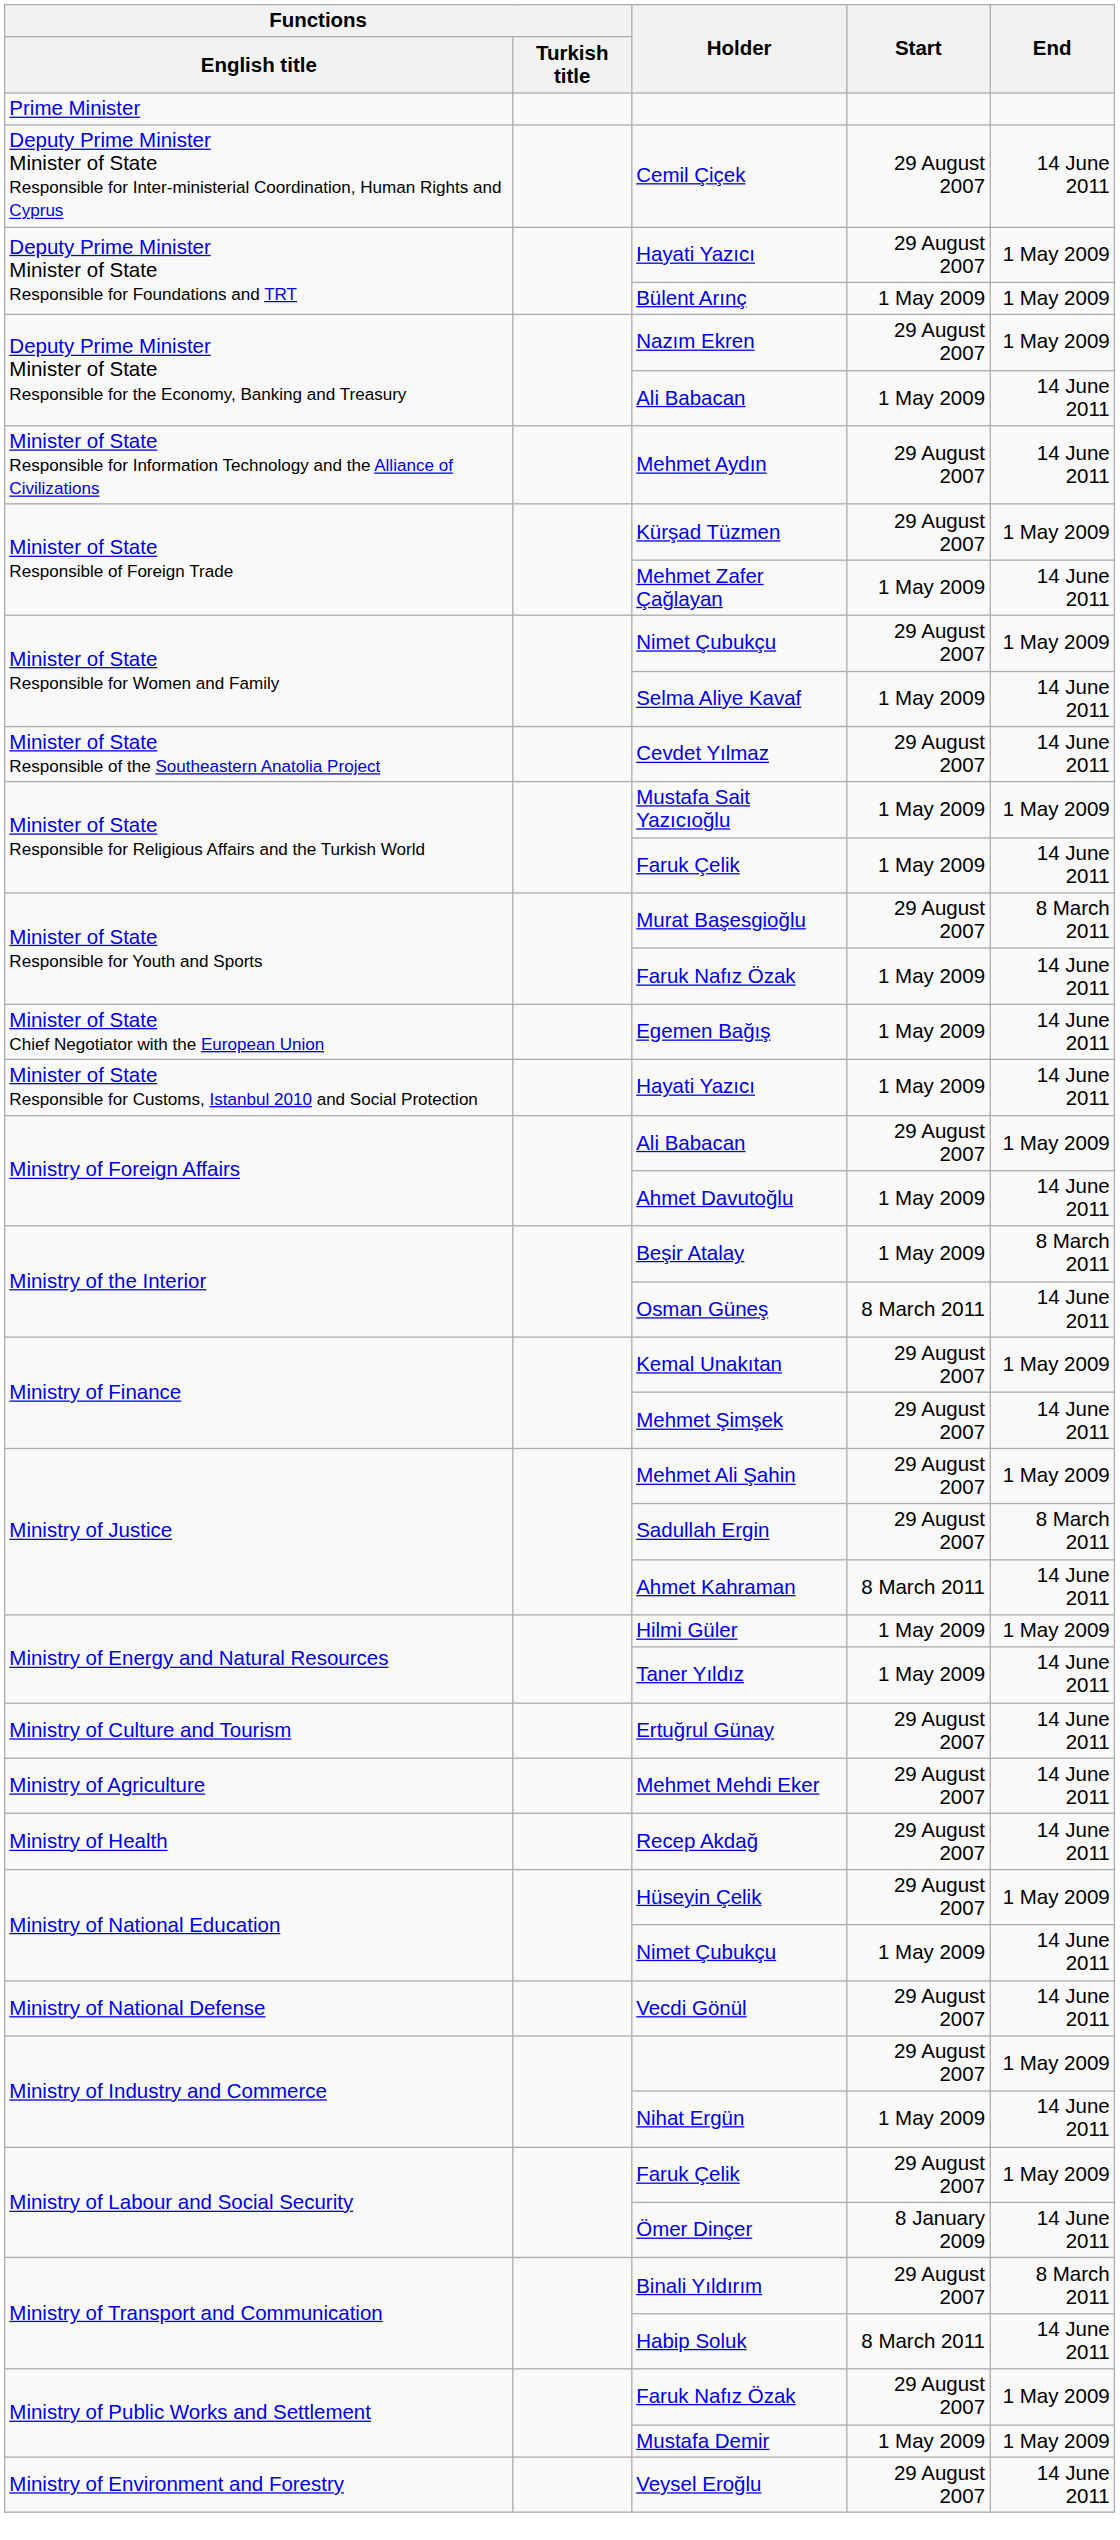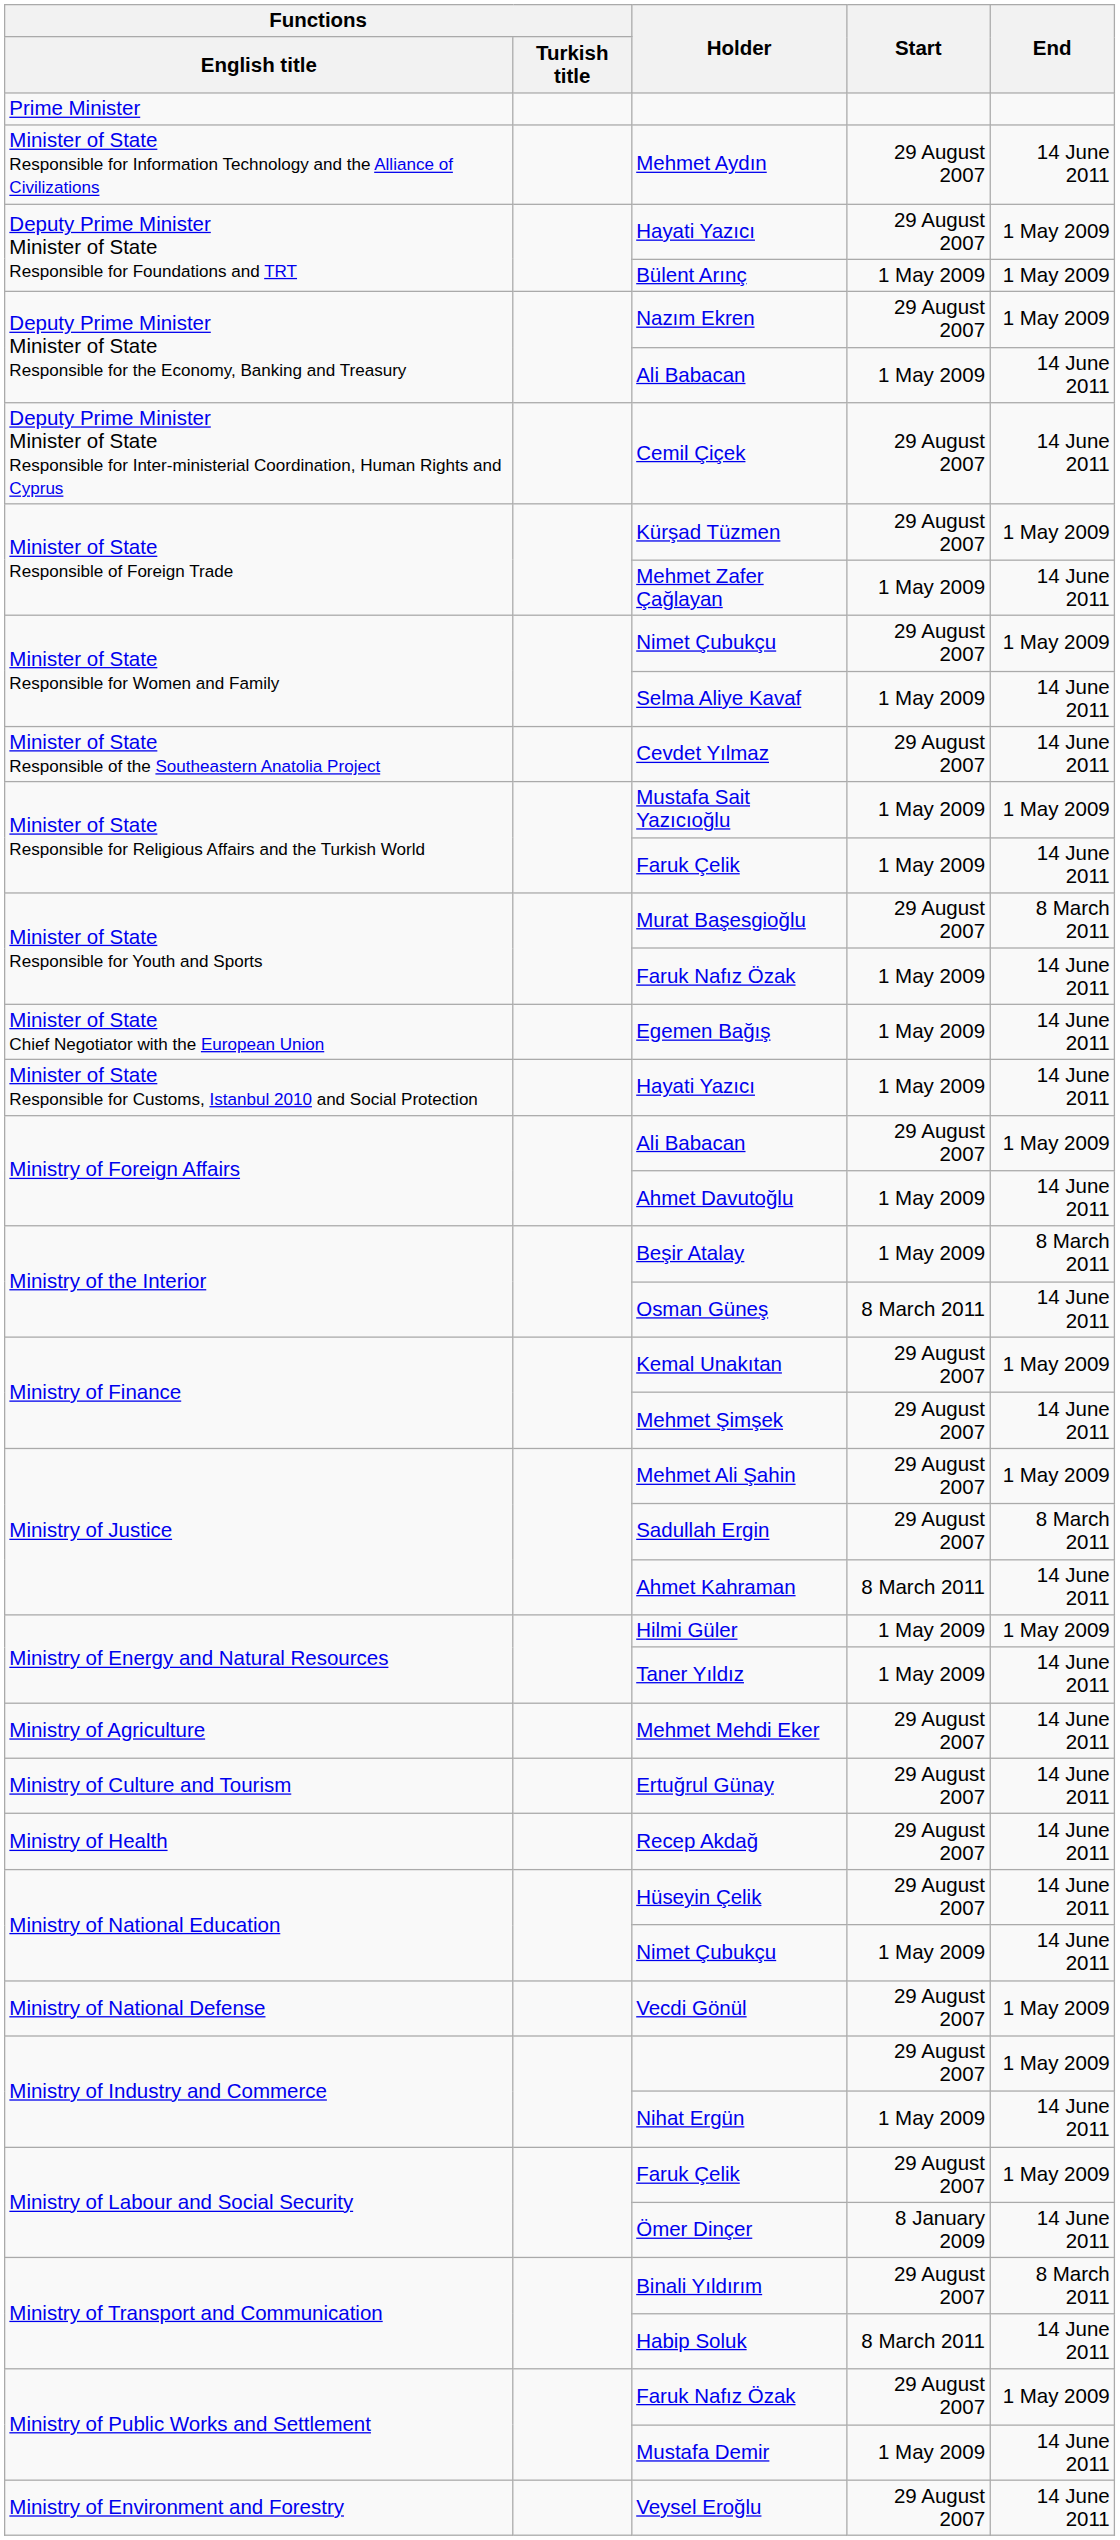rows swapped: (255, 175) <-> (231, 464)
rows swapped: (107, 1785) <-> (150, 1730)
(1056, 1896) 1 May 2009 -> (1073, 1896) 14 June 2011
(1073, 2007) 14 June 2011 -> (1056, 2007) 1 May 2009
(1056, 2440) 1 May 2009 -> (1073, 2452) 14 June 2011
